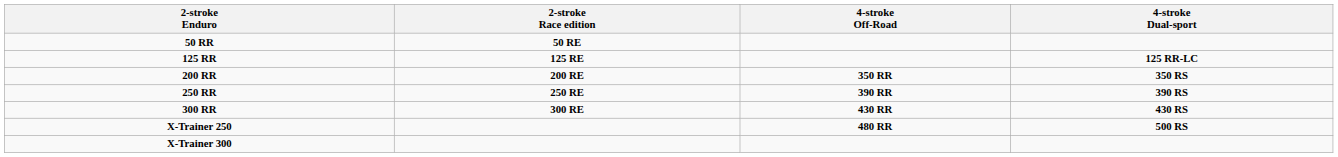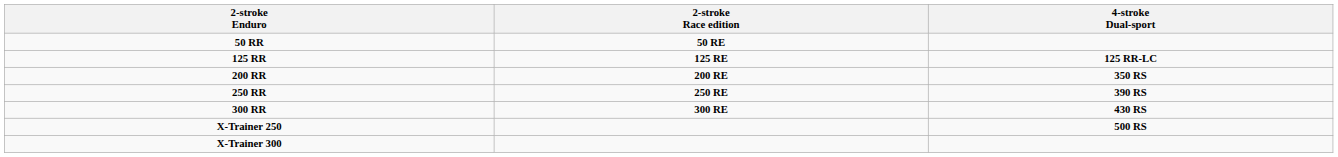- column: (875, 19)
